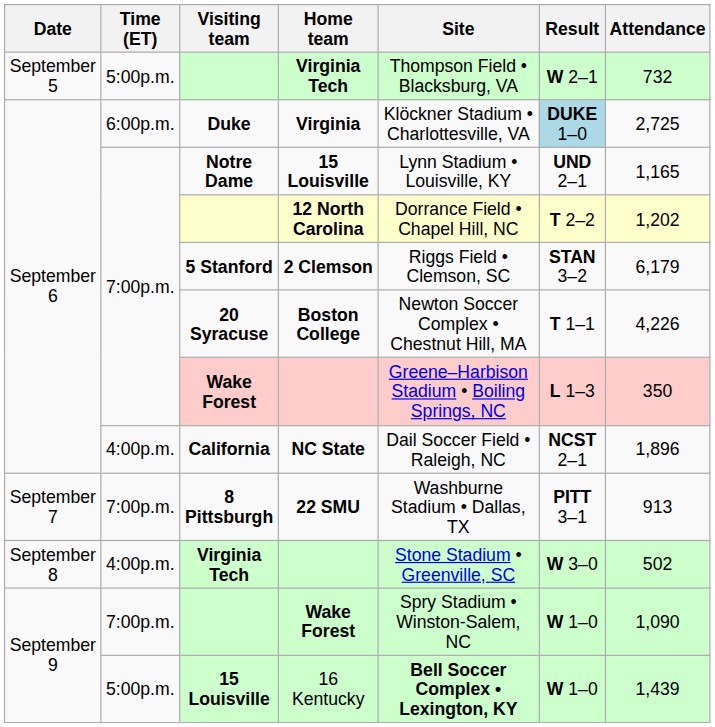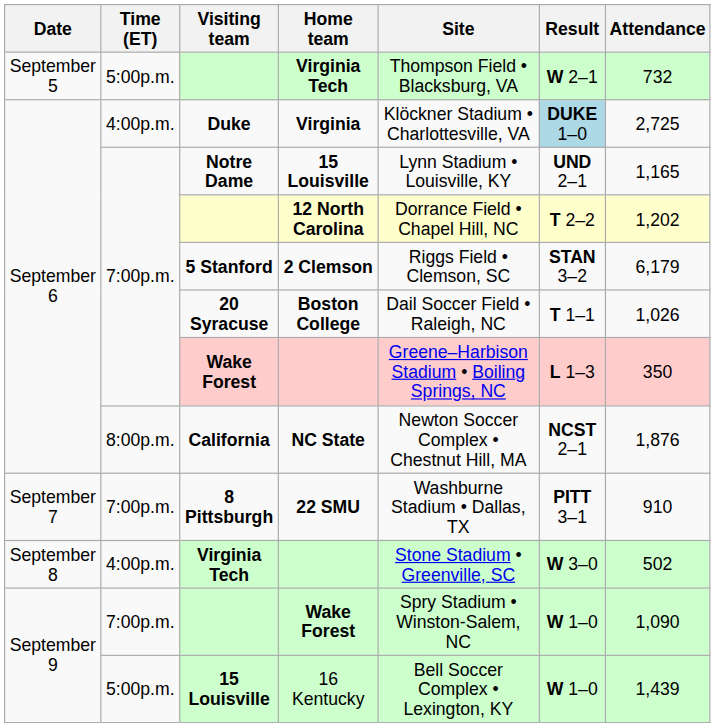(140, 124) 6:00p.m. -> (140, 124) 4:00p.m.
(458, 324) Newton Soccer Complex • Chestnut Hill, MA -> (458, 314) Dail Soccer Field • Raleigh, NC
(658, 324) 4,226 -> (658, 314) 1,026
(140, 449) 4:00p.m. -> (140, 439) 8:00p.m.
(458, 449) Dail Soccer Field • Raleigh, NC -> (458, 439) Newton Soccer Complex • Chestnut Hill, MA
(658, 449) 1,896 -> (658, 439) 1,876
(658, 507) 913 -> (658, 507) 910
(458, 689) bold -> (458, 689) normal
